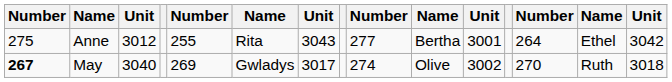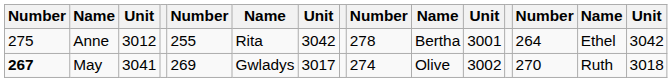(319, 41) 3043 -> (319, 41) 3042
(363, 41) 277 -> (363, 41) 278
(139, 65) 3040 -> (139, 65) 3041
